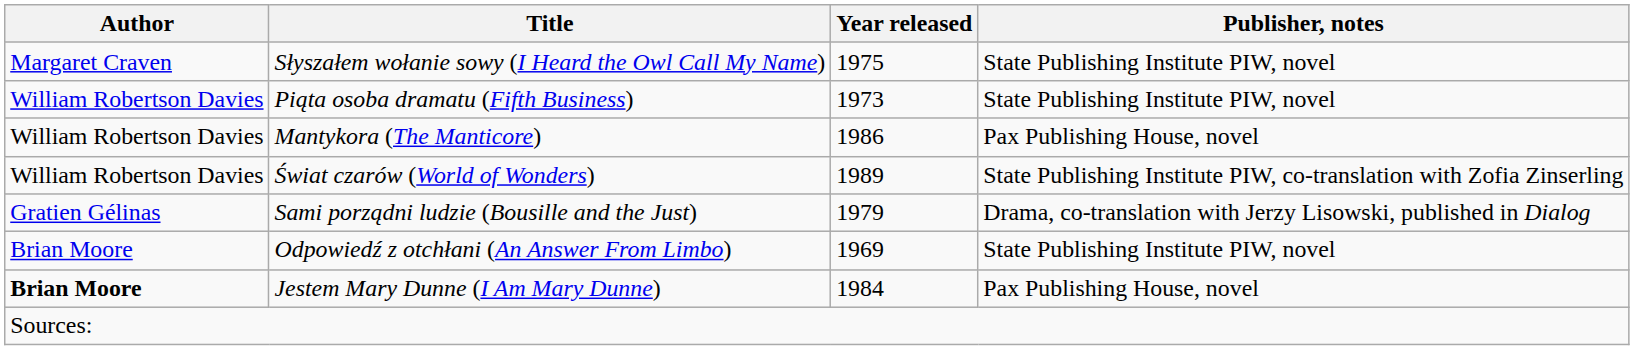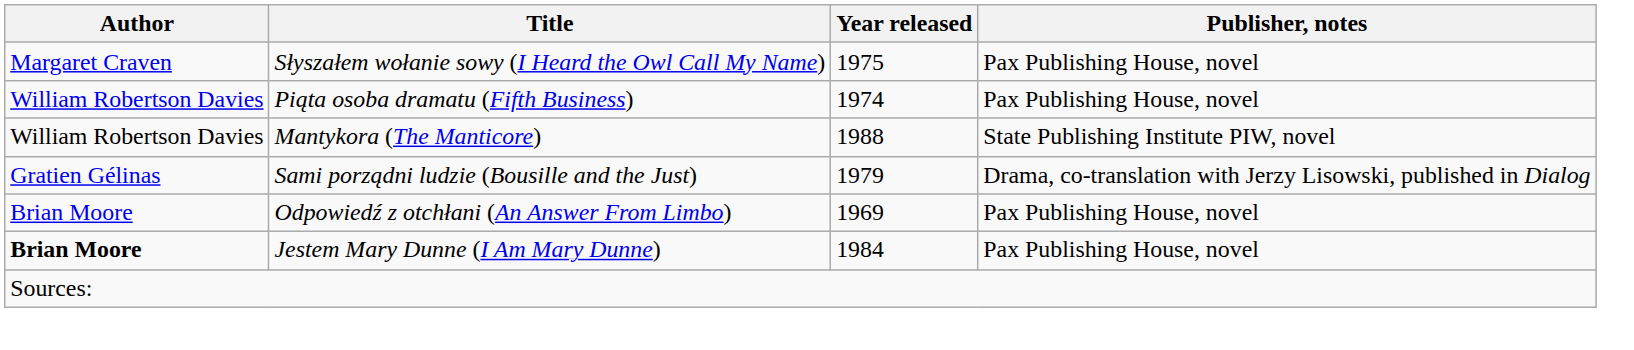(1159, 61) State Publishing Institute PIW, novel -> (1121, 61) Pax Publishing House, novel
(860, 99) 1973 -> (860, 99) 1974
(1159, 99) State Publishing Institute PIW, novel -> (1121, 99) Pax Publishing House, novel
(860, 136) 1986 -> (860, 136) 1988
(1121, 136) Pax Publishing House, novel -> (1159, 136) State Publishing Institute PIW, novel
- row: (435, 174)
(1159, 250) State Publishing Institute PIW, novel -> (1121, 212) Pax Publishing House, novel
